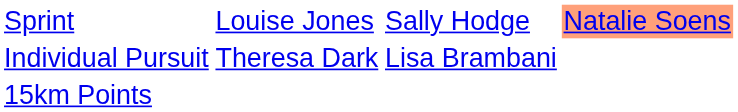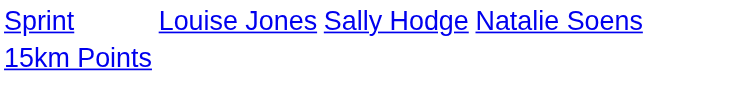(647, 21) lightsalmon background -> (559, 21) no background
- row: (106, 58)
